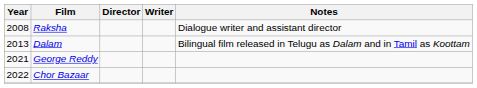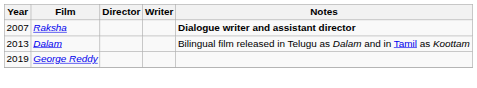(18, 28) 2008 -> (18, 28) 2007
(260, 28) normal -> (267, 28) bold
(18, 59) 2021 -> (18, 59) 2019
- row: (61, 75)
